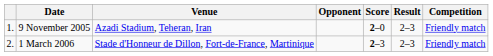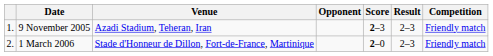(377, 28) 2–0 -> (377, 28) 2–3
(377, 43) 2–3 -> (377, 43) 2–0
